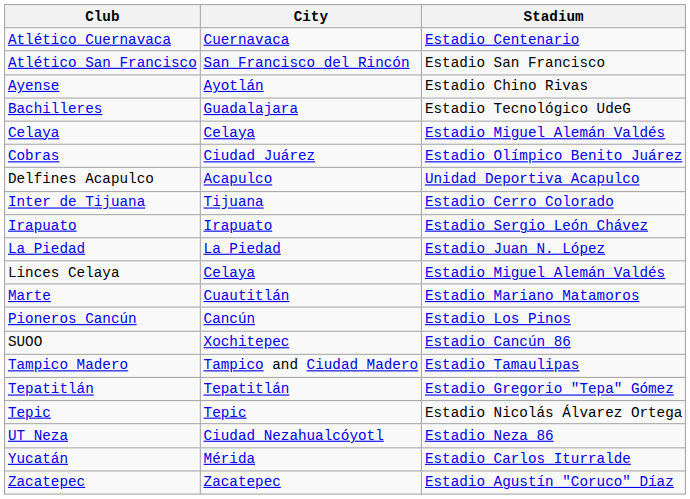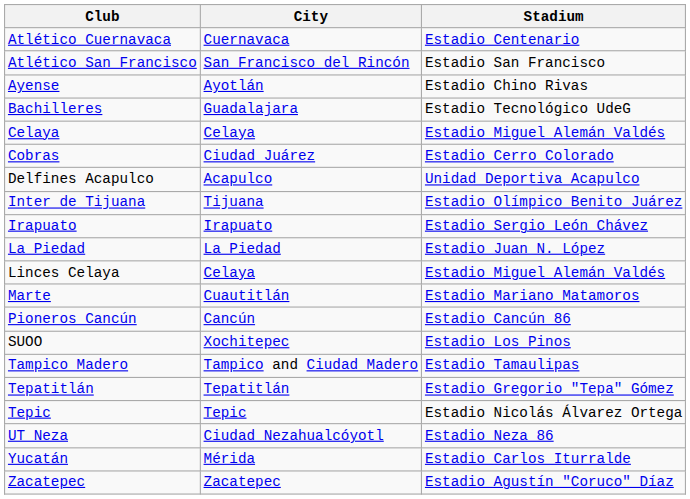(554, 156) Estadio Olímpico Benito Juárez -> (519, 156) Estadio Cerro Colorado
(519, 203) Estadio Cerro Colorado -> (554, 203) Estadio Olímpico Benito Juárez
(498, 319) Estadio Los Pinos -> (498, 319) Estadio Cancún 86
(498, 342) Estadio Cancún 86 -> (498, 342) Estadio Los Pinos
